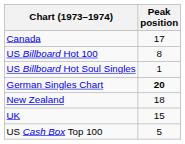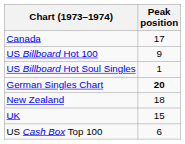(159, 54) 8 -> (159, 54) 9
(159, 131) 5 -> (159, 131) 6
